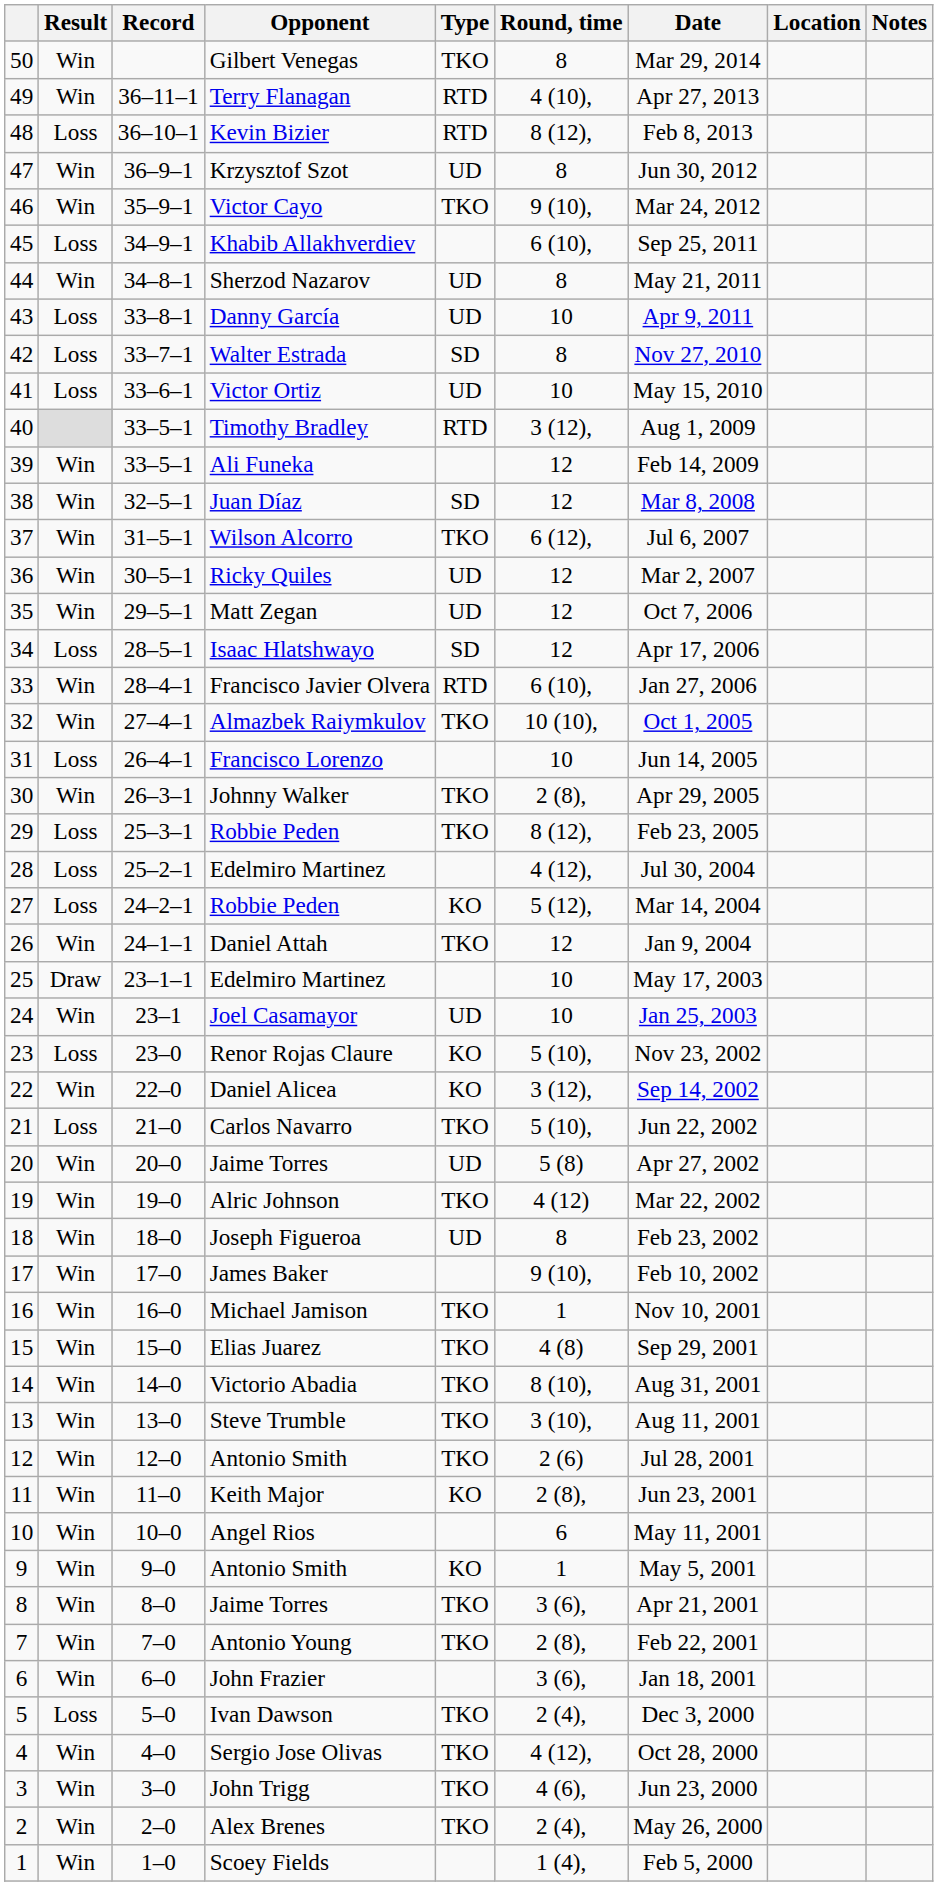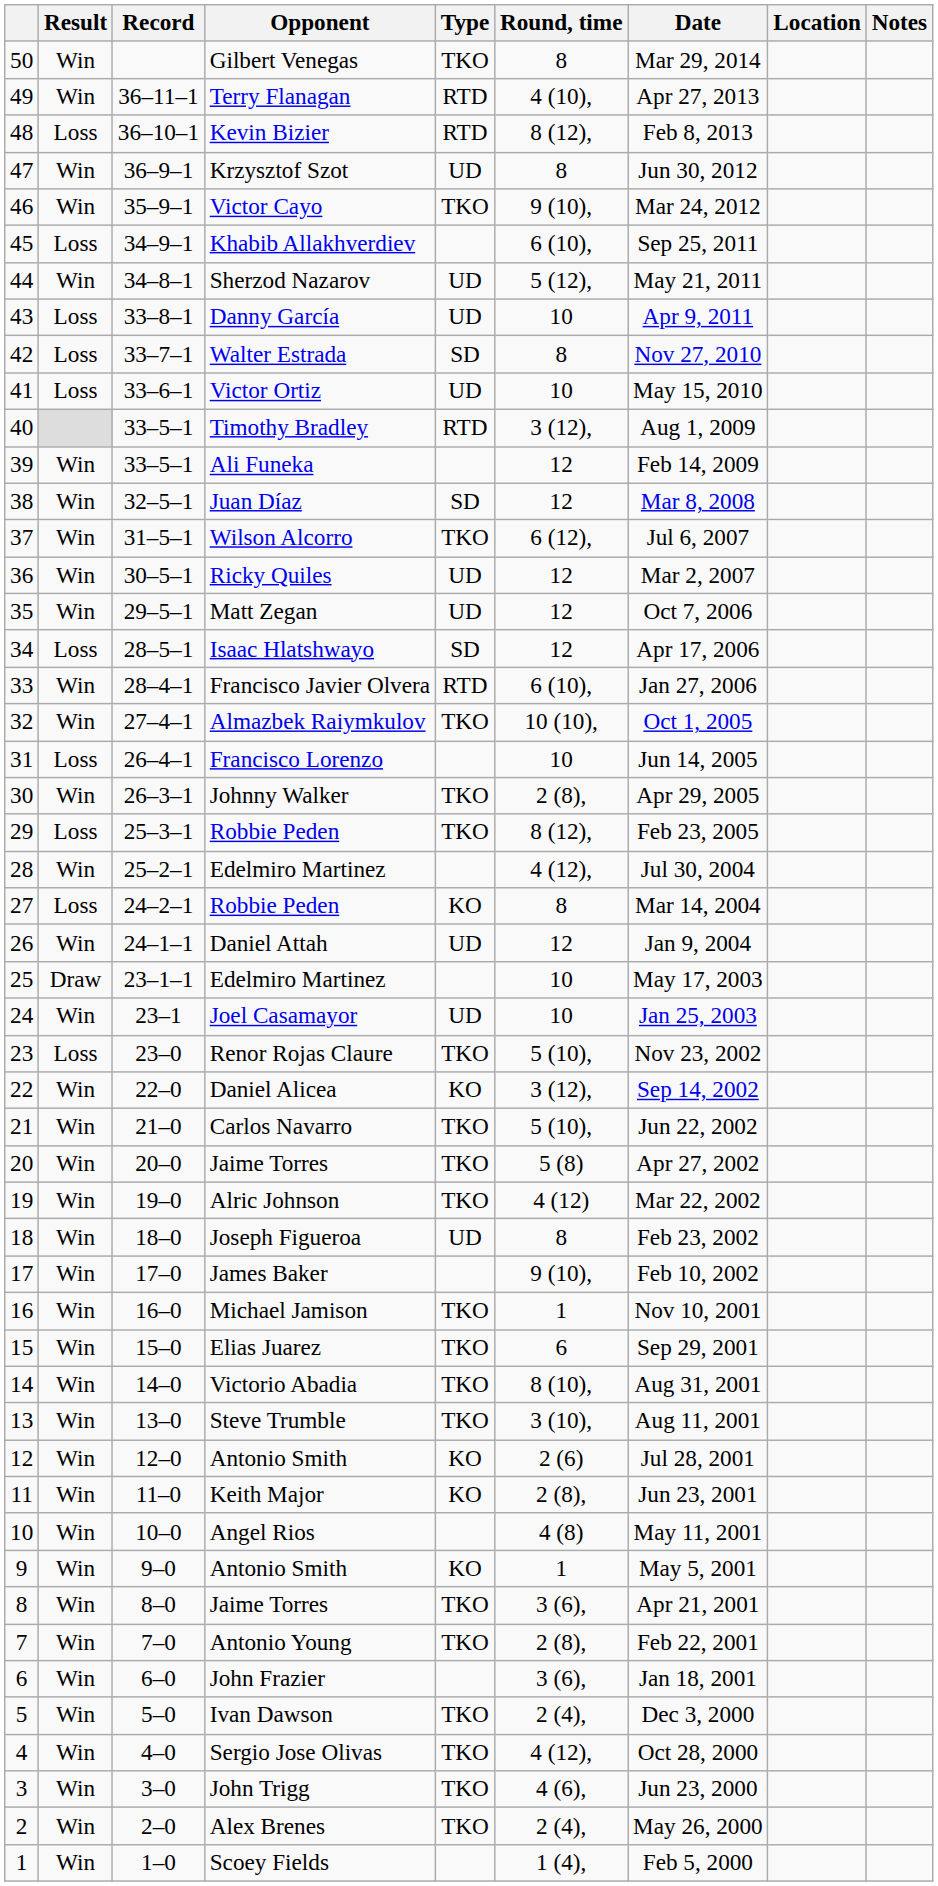(561, 280) 8 -> (561, 280) 5 (12),
(76, 869) Loss -> (76, 869) Win
(561, 905) 5 (12), -> (561, 905) 8
(465, 942) TKO -> (465, 942) UD
(465, 1053) KO -> (465, 1053) TKO
(76, 1126) Loss -> (76, 1126) Win
(465, 1163) UD -> (465, 1163) TKO
(561, 1347) 4 (8) -> (561, 1347) 6
(465, 1457) TKO -> (465, 1457) KO
(561, 1531) 6 -> (561, 1531) 4 (8)
(76, 1715) Loss -> (76, 1715) Win
